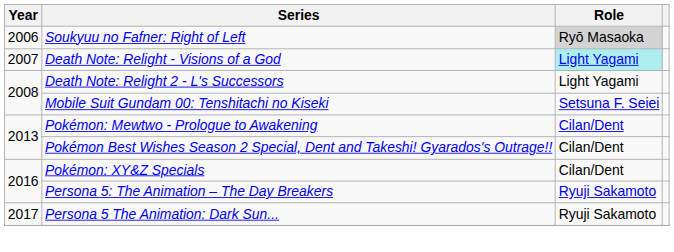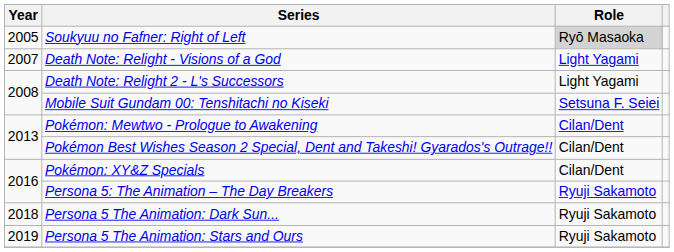(23, 37) 2006 -> (23, 37) 2005
(599, 59) paleturquoise background -> (599, 59) no background
(23, 214) 2017 -> (23, 214) 2018
+ row: (174, 236)
